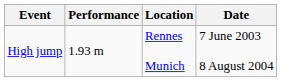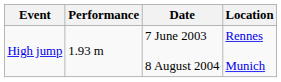columns swapped: (169, 15) <-> (236, 15)
